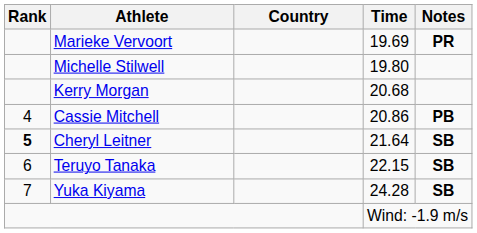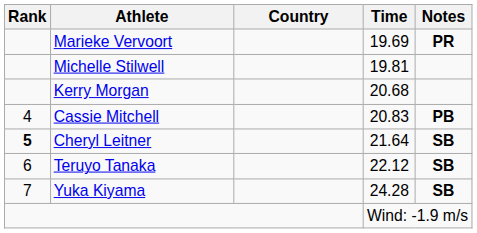(389, 66) 19.80 -> (389, 66) 19.81
(389, 116) 20.86 -> (389, 116) 20.83
(389, 166) 22.15 -> (389, 166) 22.12
